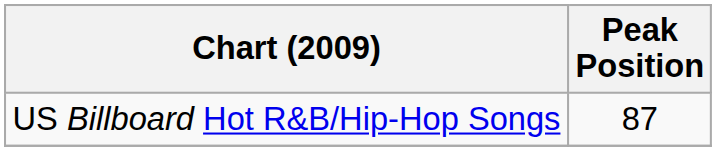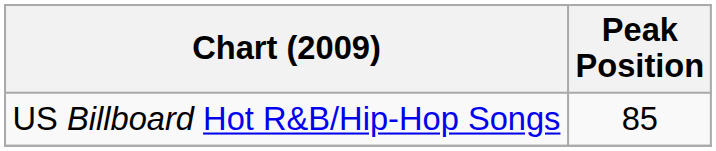(640, 118) 87 -> (640, 118) 85
